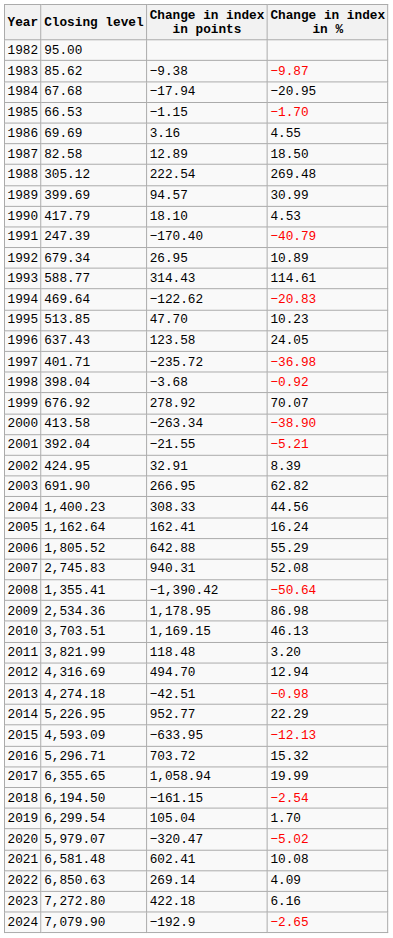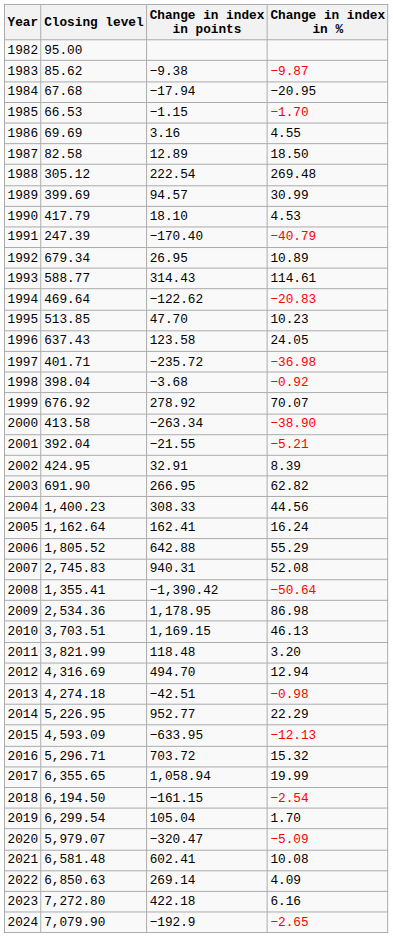(290, 839) −5.02 -> (290, 839) −5.09
